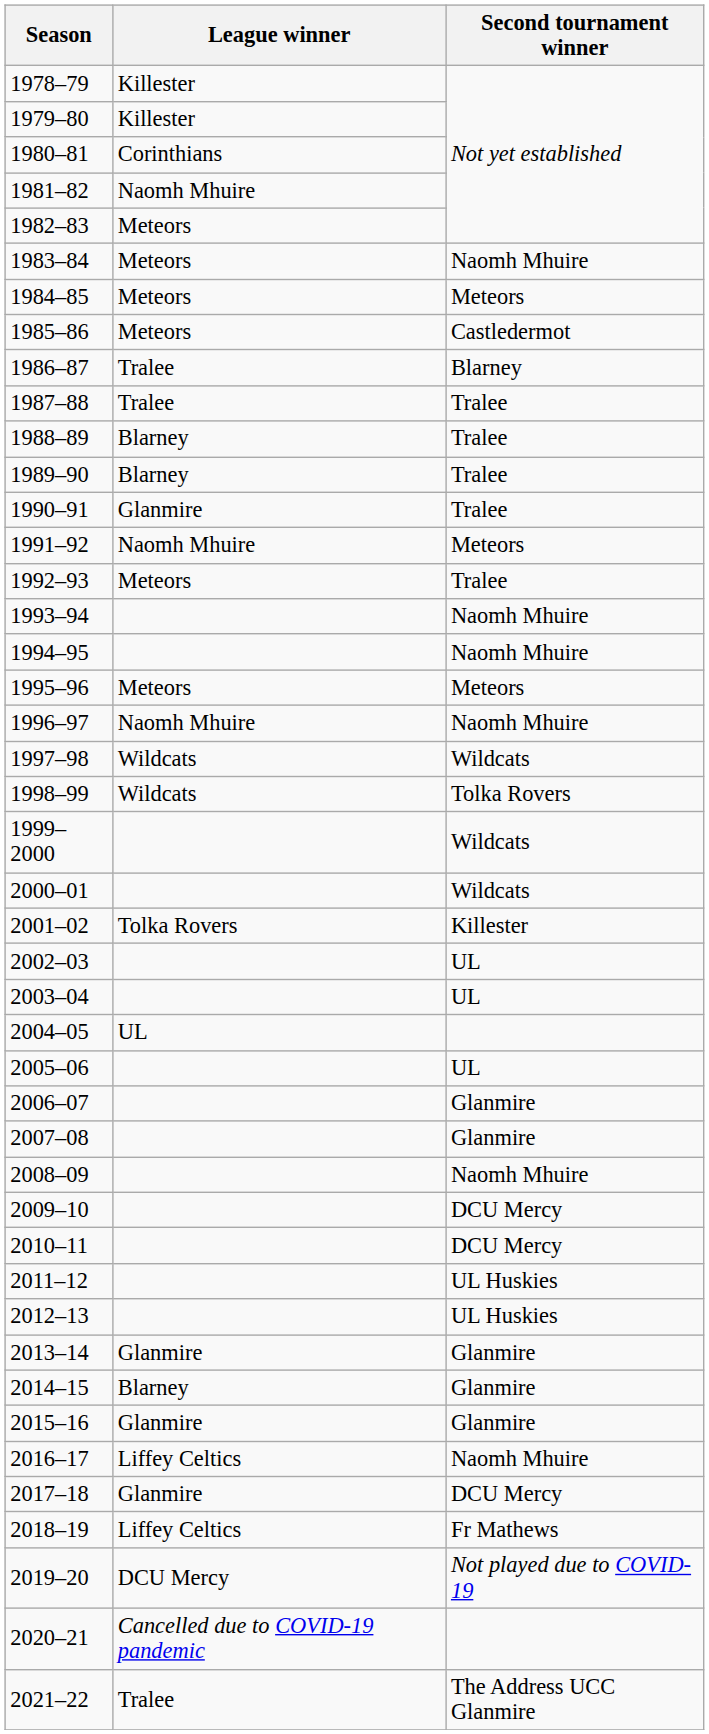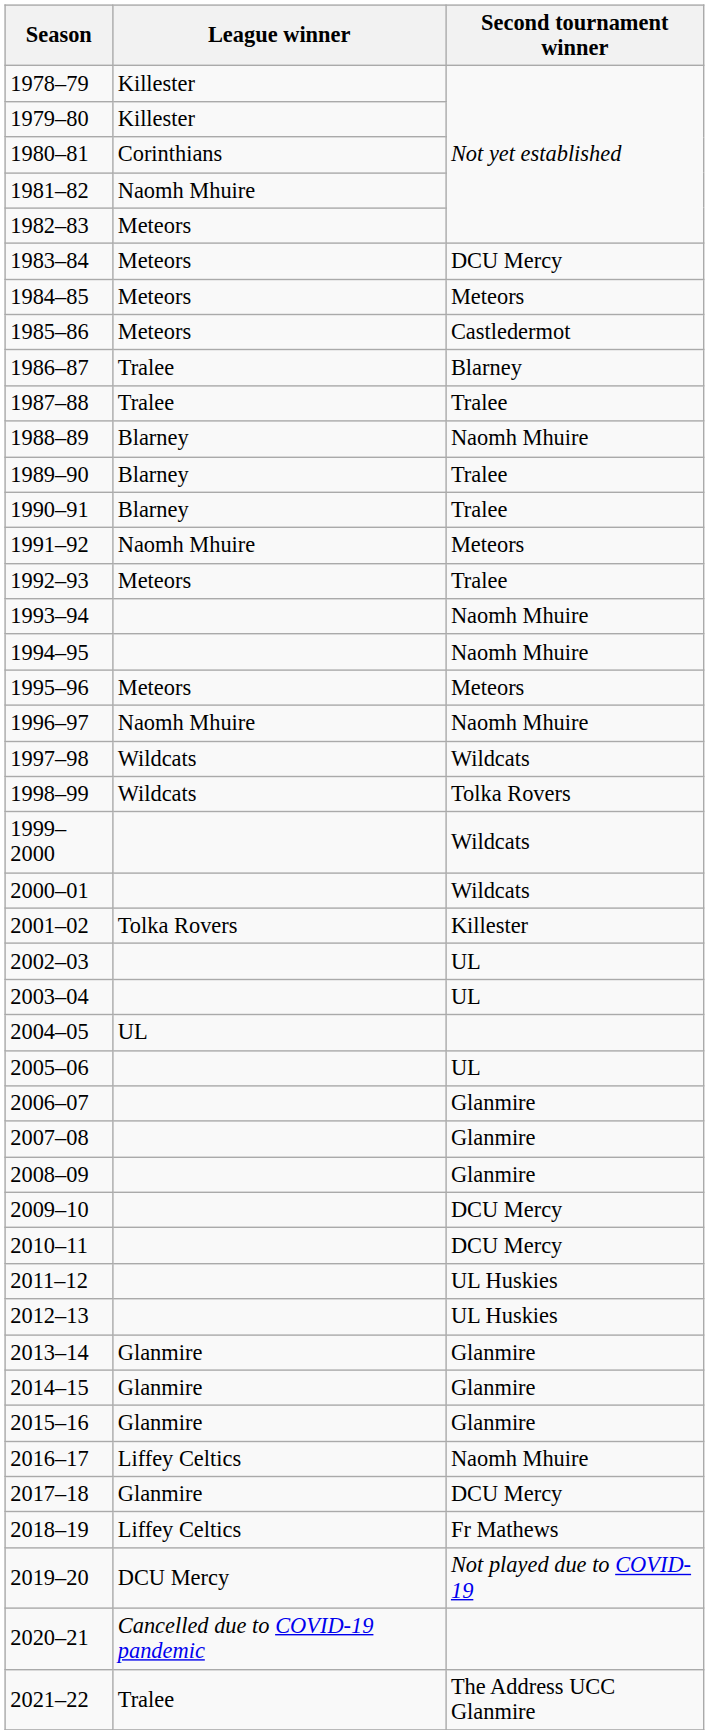(520, 261) Naomh Mhuire -> (507, 261) DCU Mercy
(479, 438) Tralee -> (520, 438) Naomh Mhuire
(160, 509) Glanmire -> (153, 509) Blarney
(520, 1174) Naomh Mhuire -> (493, 1174) Glanmire
(153, 1387) Blarney -> (160, 1387) Glanmire
